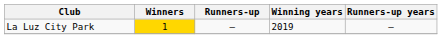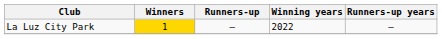(282, 27) 2019 -> (282, 27) 2022
